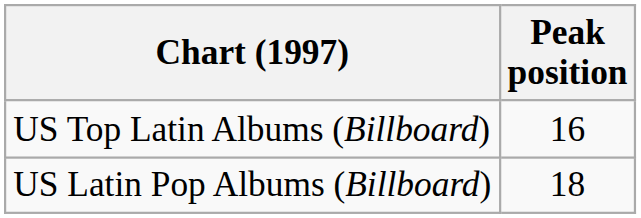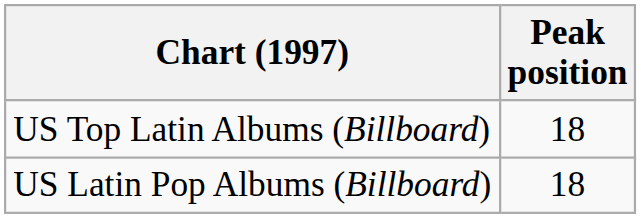(568, 128) 16 -> (568, 128) 18
